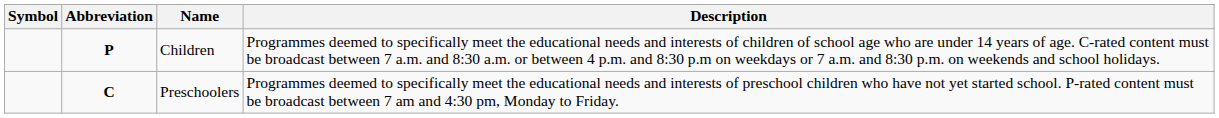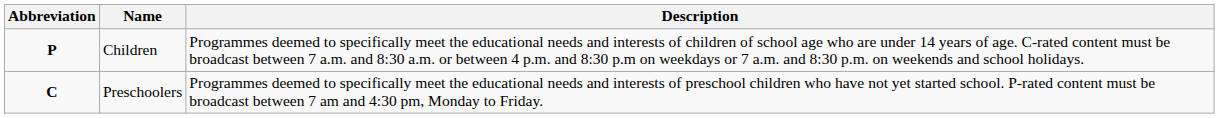- column: (33, 16)
